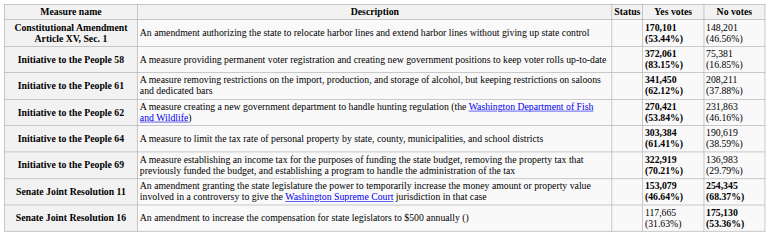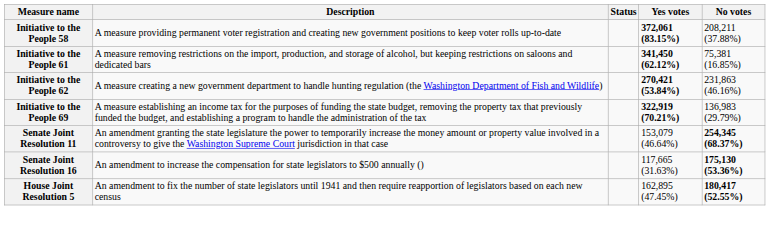- row: (71, 33)
(724, 59) 75,381 (16.85%) -> (722, 33) 208,211 (37.88%)
(724, 86) 208,211 (37.88%) -> (722, 59) 75,381 (16.85%)
- row: (71, 139)
(664, 191) bold -> (659, 139) normal
+ row: (48, 191)
